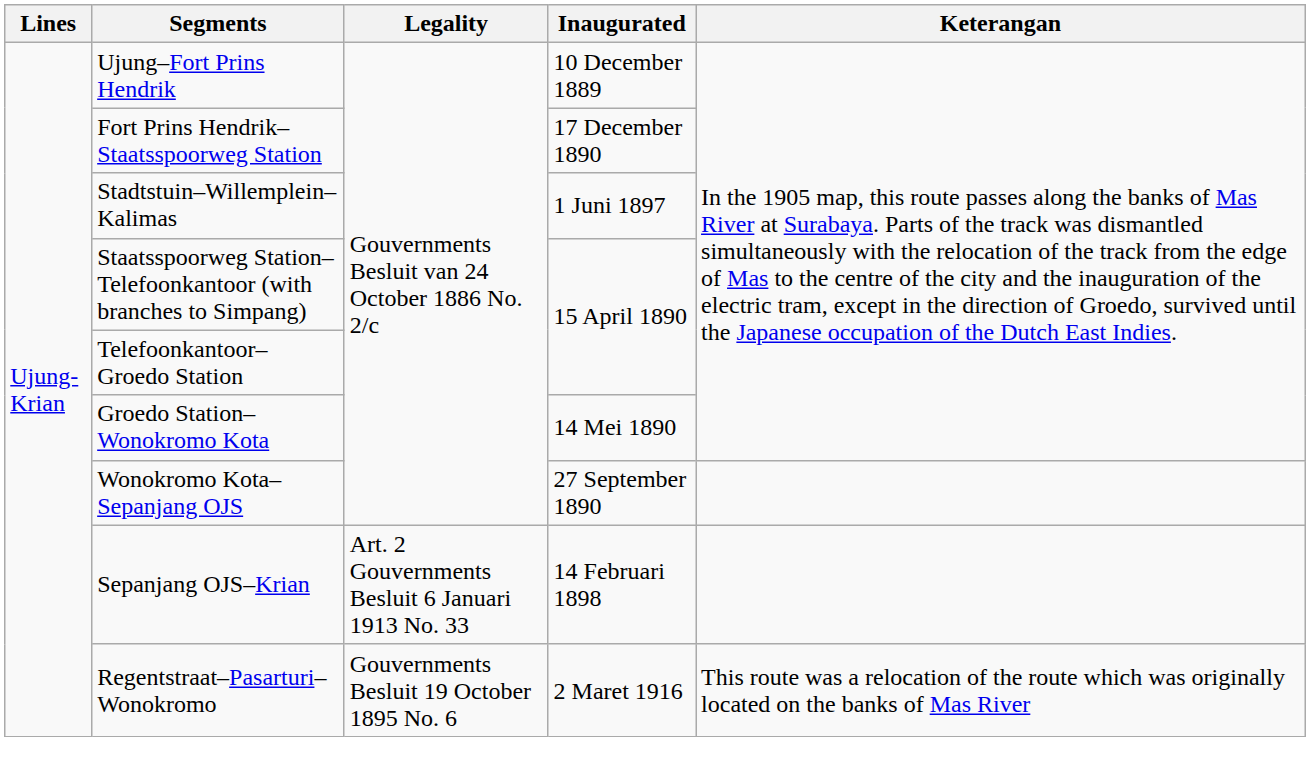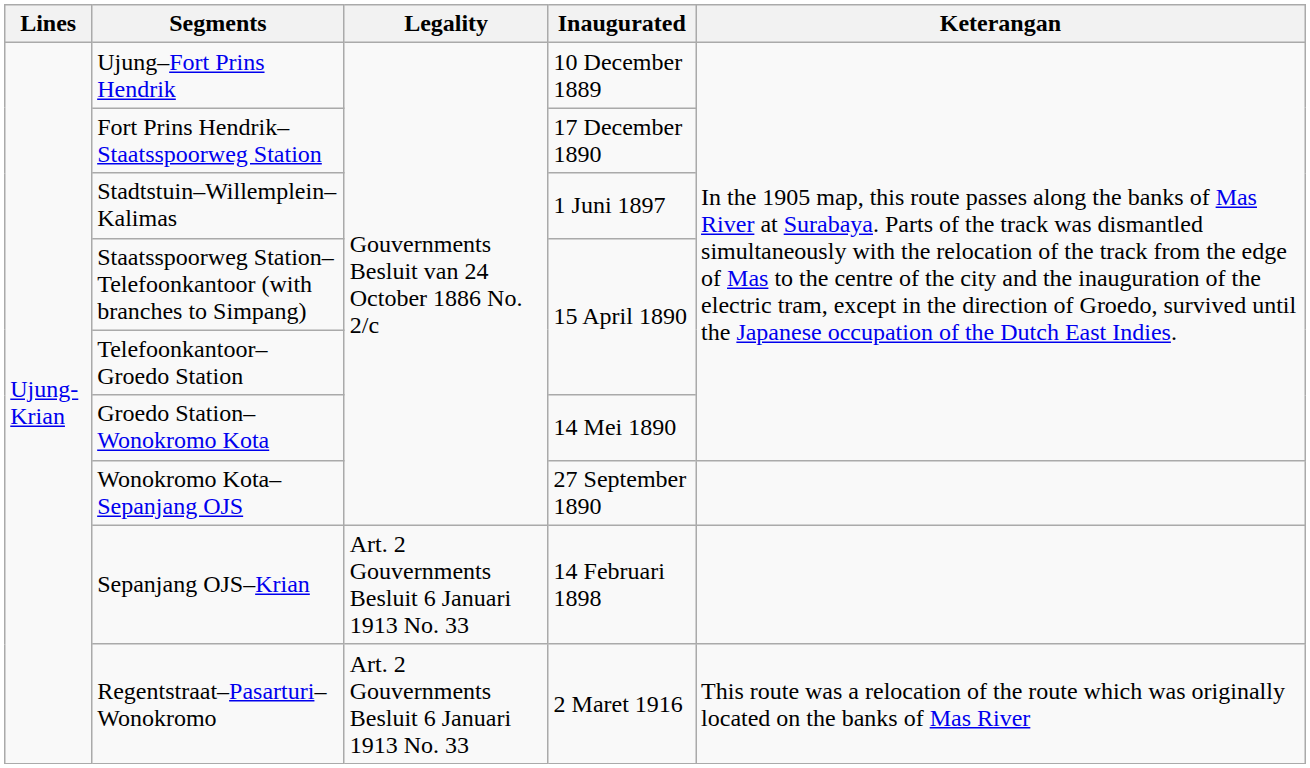(440, 690) Gouvernments Besluit 19 October 1895 No. 6 -> (430, 703) Art. 2 Gouvernments Besluit 6 Januari 1913 No. 33
